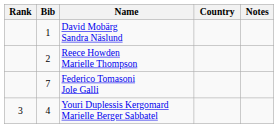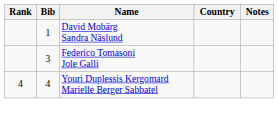- row: (99, 58)
(48, 84) 7 -> (48, 58) 3
(20, 110) 3 -> (20, 84) 4
